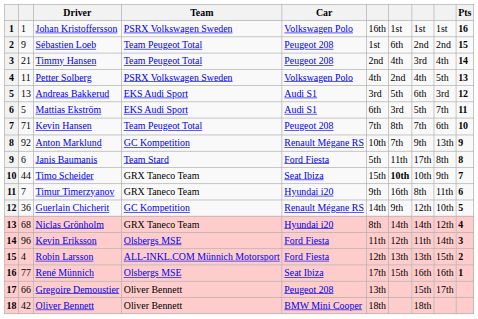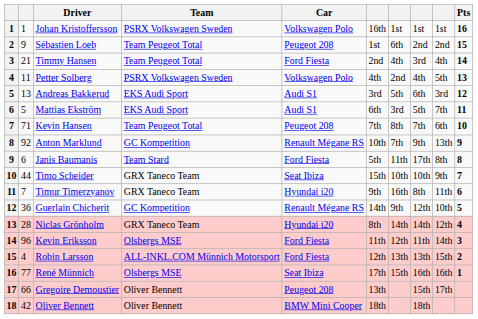(309, 61) Peugeot 208 -> (307, 61) Ford Fiesta
(400, 175) bold -> (399, 175) normal
(26, 224) 68 -> (26, 224) 28
